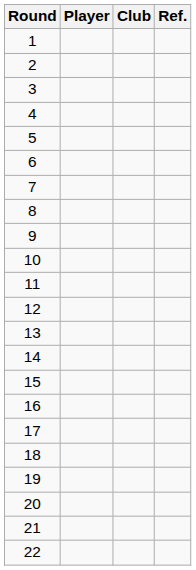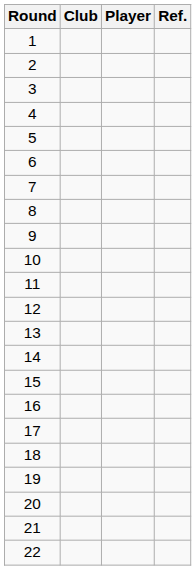columns swapped: (87, 16) <-> (134, 16)
